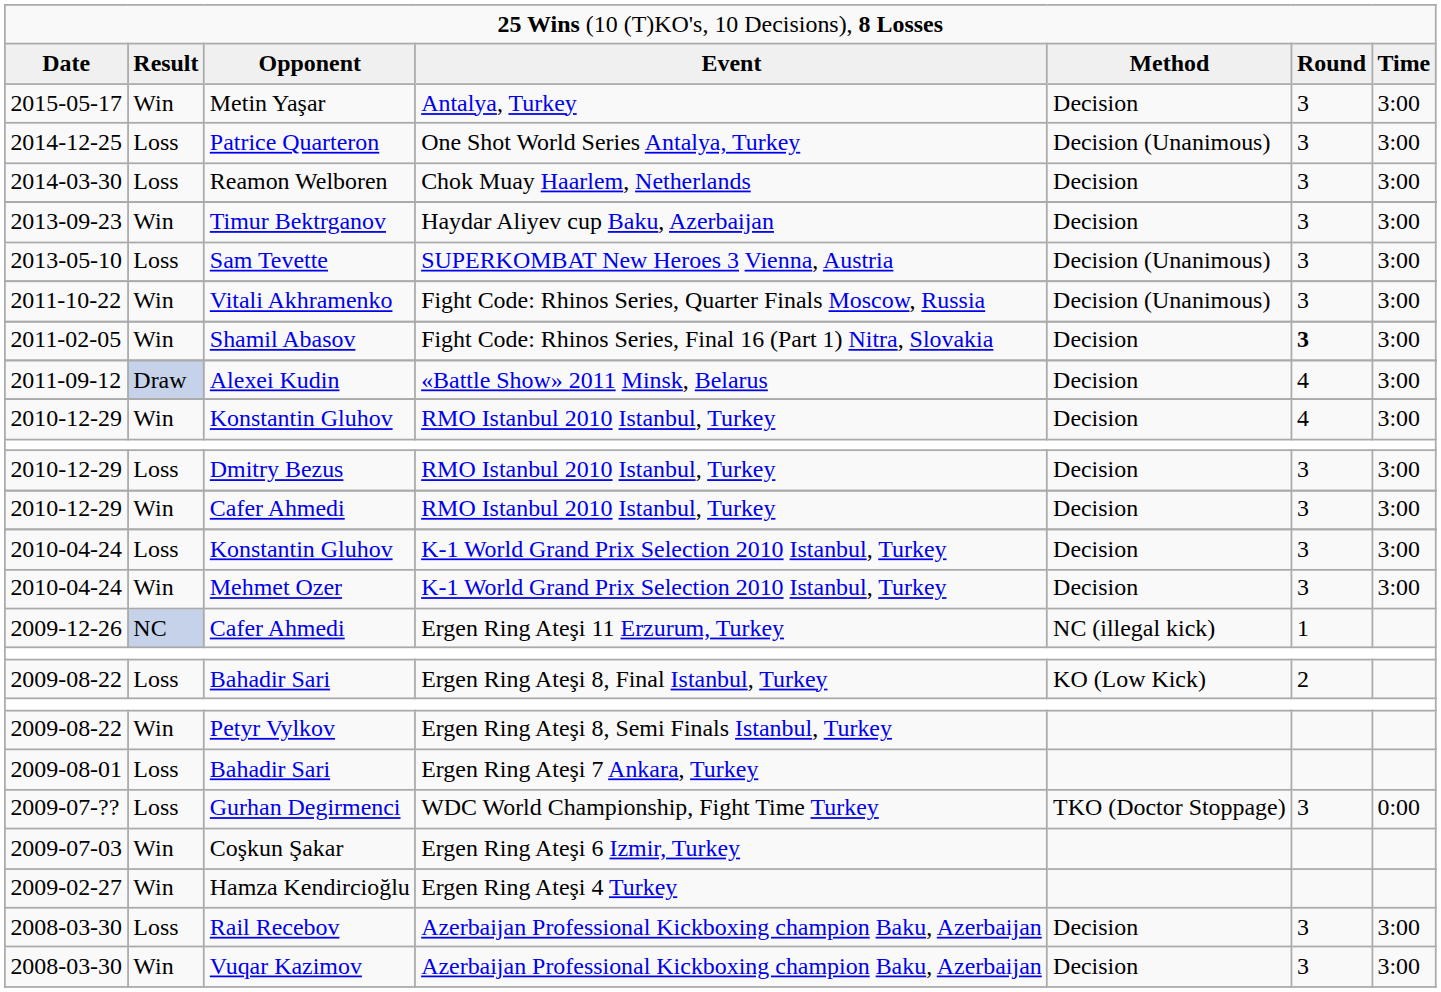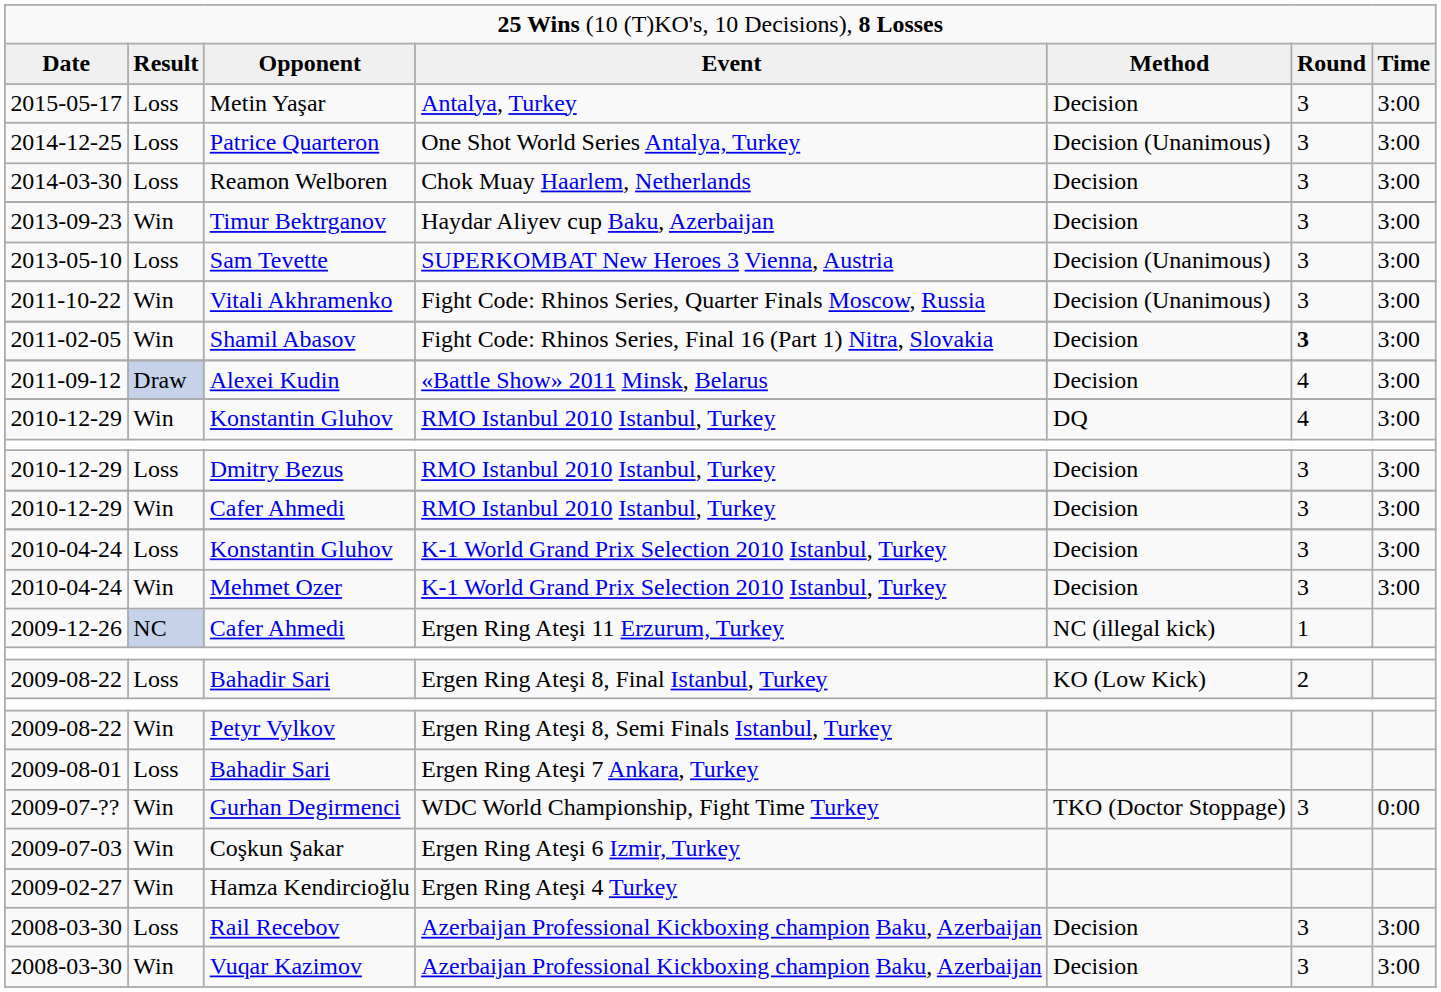(153, 103) Win -> (156, 103) Loss
(1096, 419) Decision -> (1070, 419) DQ
(156, 808) Loss -> (153, 808) Win
